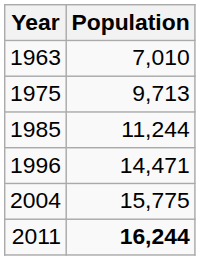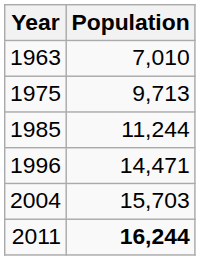(155, 201) 15,775 -> (155, 201) 15,703
